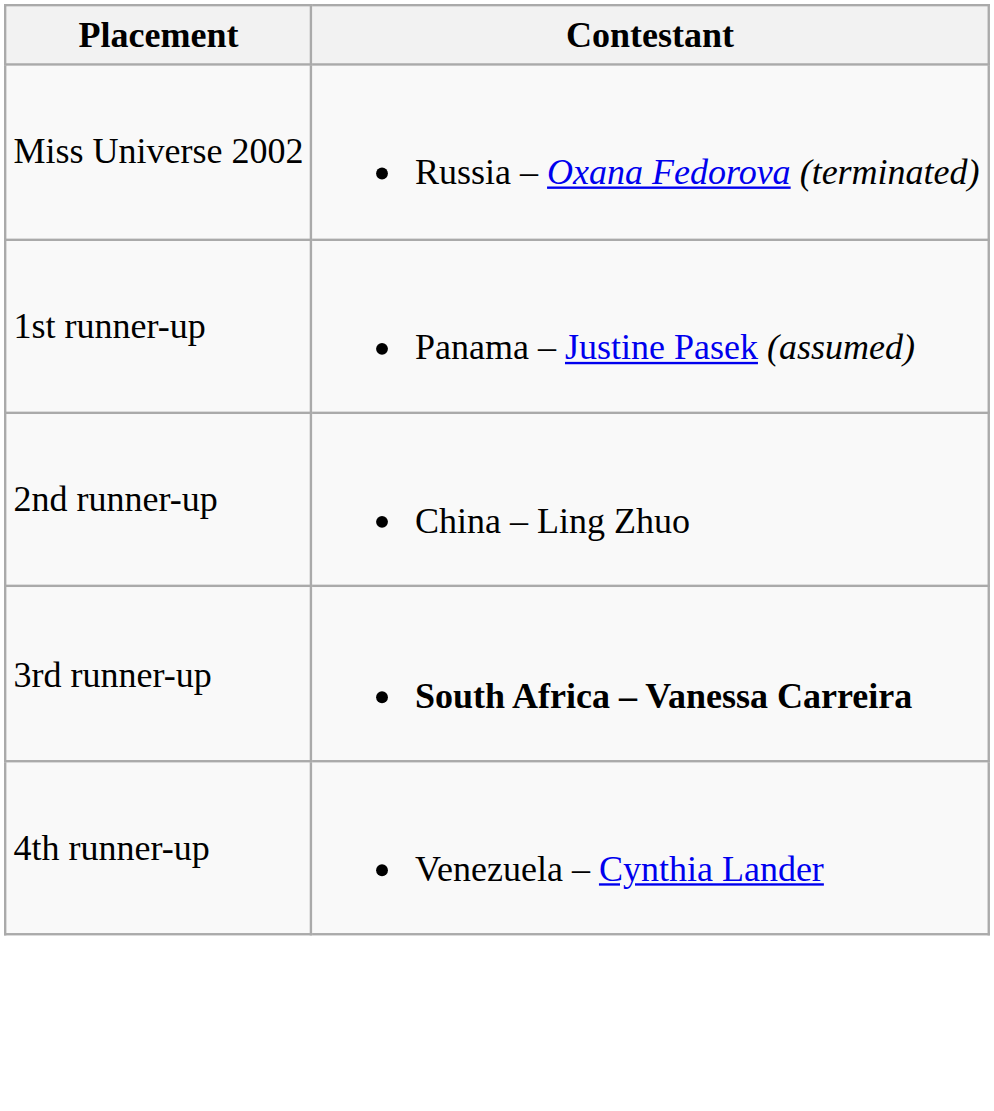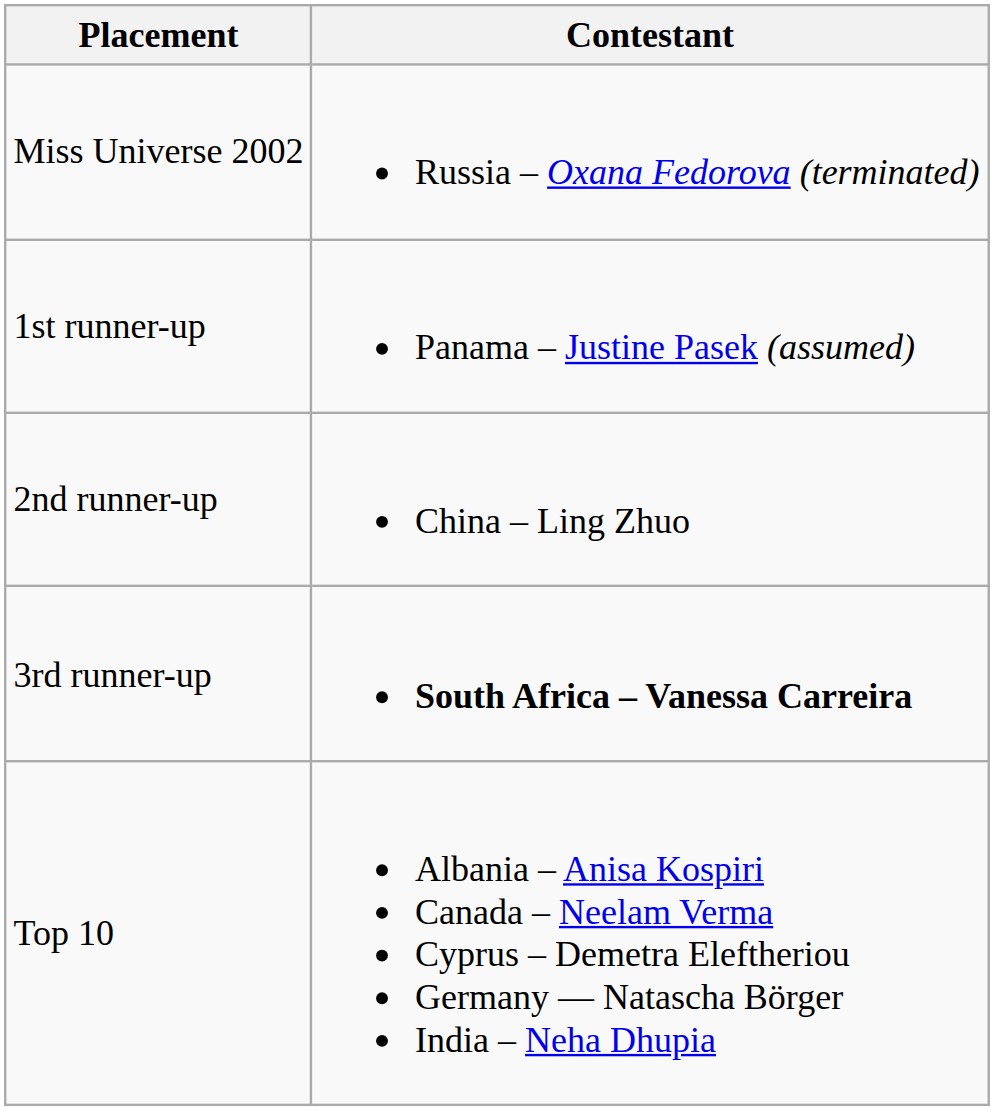- row: (112, 847)
+ row: (64, 932)
